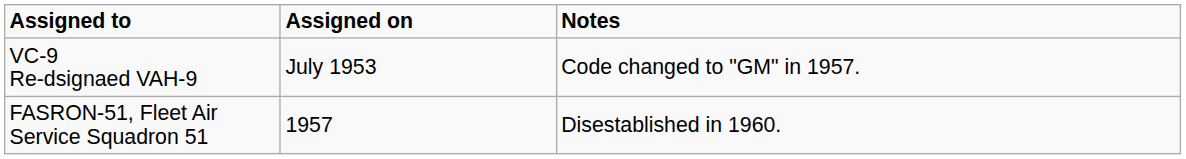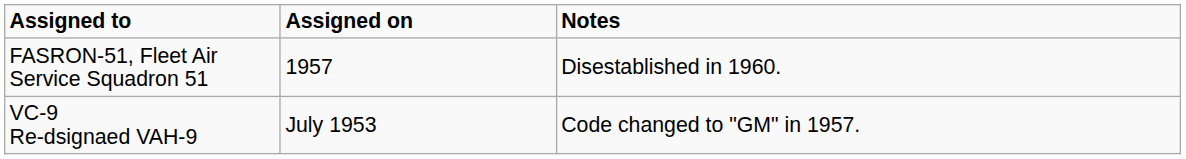rows swapped: (103, 67) <-> (114, 124)
